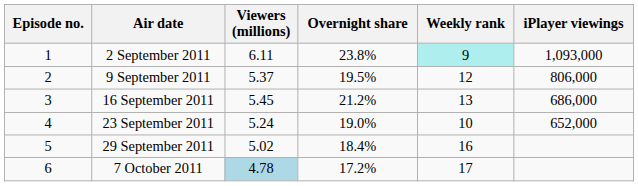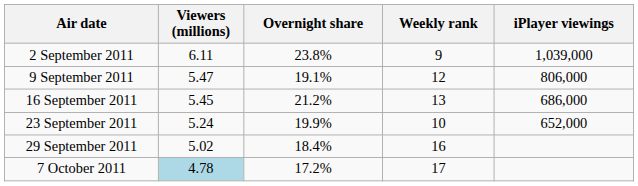- column: (48, 24)
(466, 54) paleturquoise background -> (438, 54) no background
(574, 54) 1,093,000 -> (564, 54) 1,039,000
(261, 77) 5.37 -> (201, 77) 5.47
(358, 77) 19.5% -> (313, 77) 19.1%
(358, 123) 19.0% -> (313, 123) 19.9%
